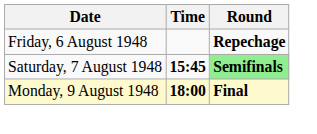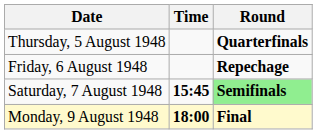+ row: (87, 41)
